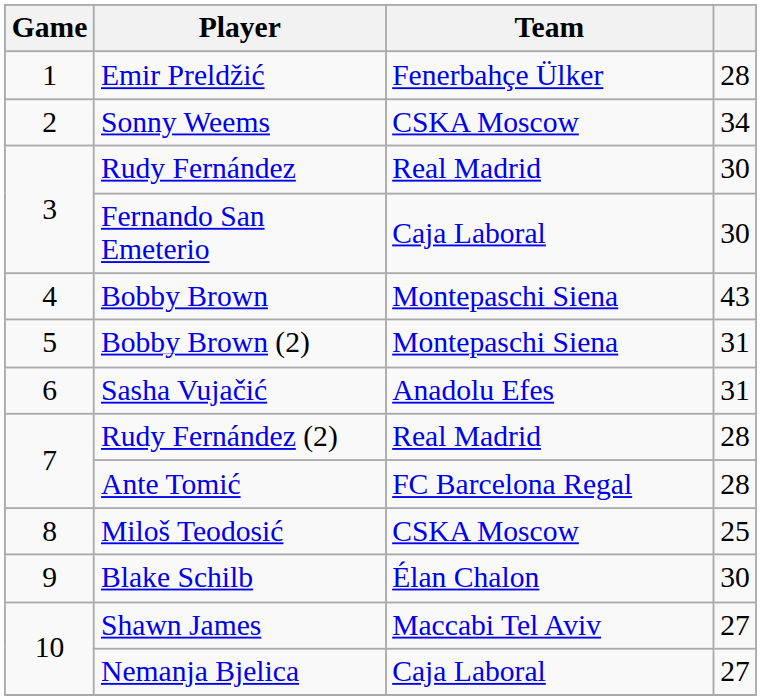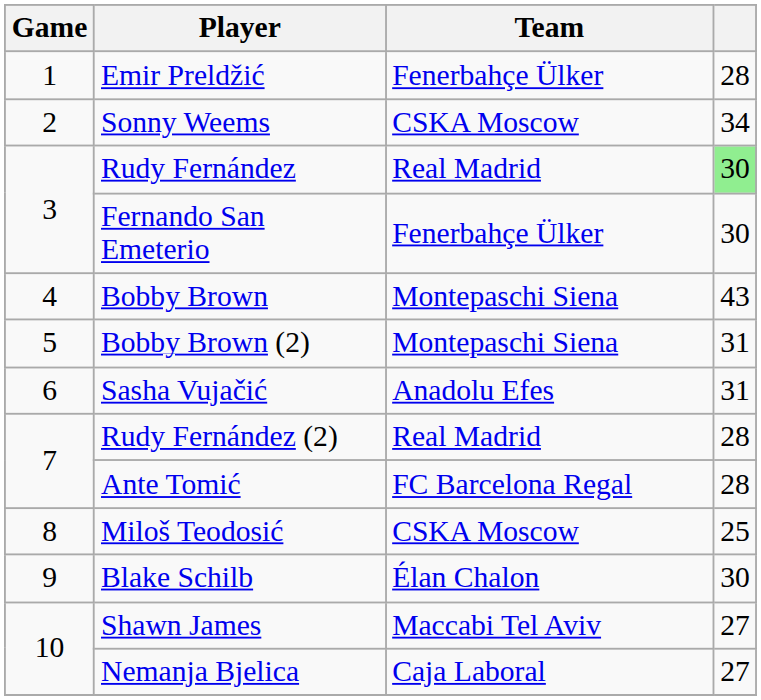(735, 168) no background -> (735, 168) lightgreen background
(469, 232) Caja Laboral -> (498, 232) Fenerbahçe Ülker
